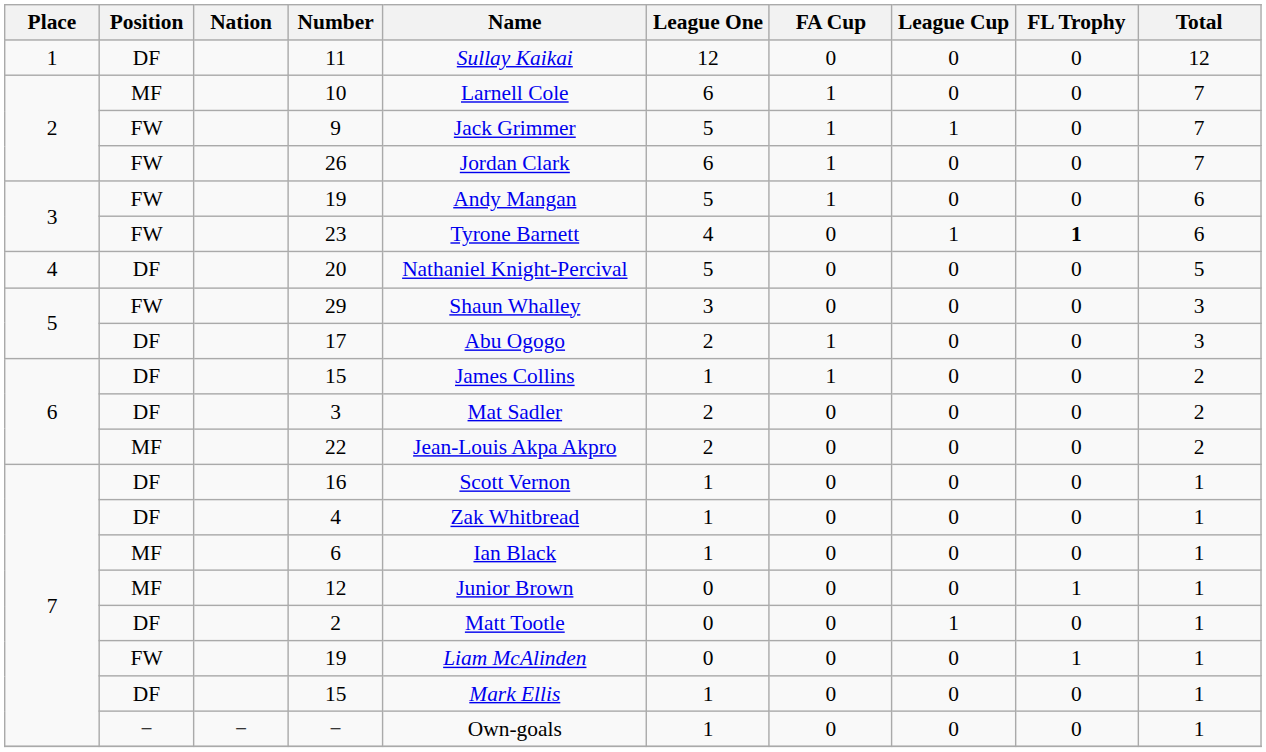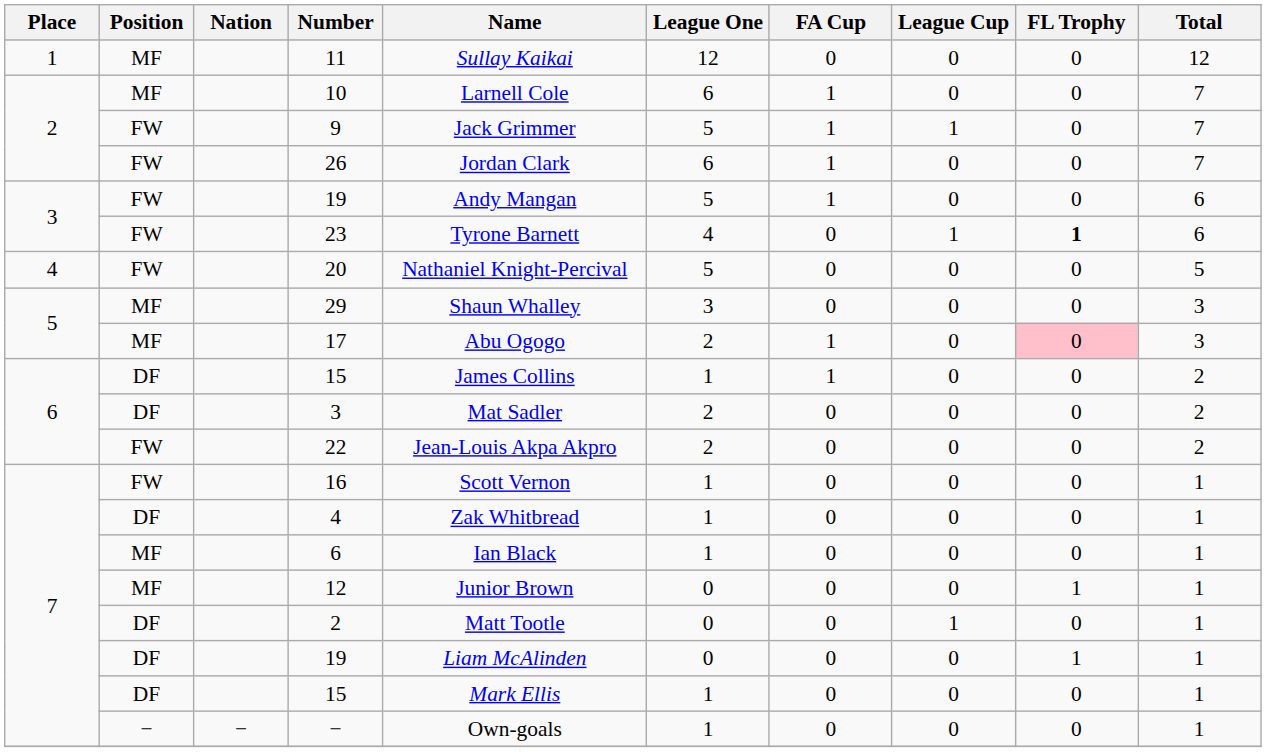(147, 57) DF -> (147, 57) MF
(147, 269) DF -> (147, 269) FW
(147, 305) FW -> (147, 305) MF
(147, 340) DF -> (147, 340) MF
(1076, 340) no background -> (1076, 340) pink background
(147, 446) MF -> (147, 446) FW
(147, 481) DF -> (147, 481) FW
(147, 658) FW -> (147, 658) DF
